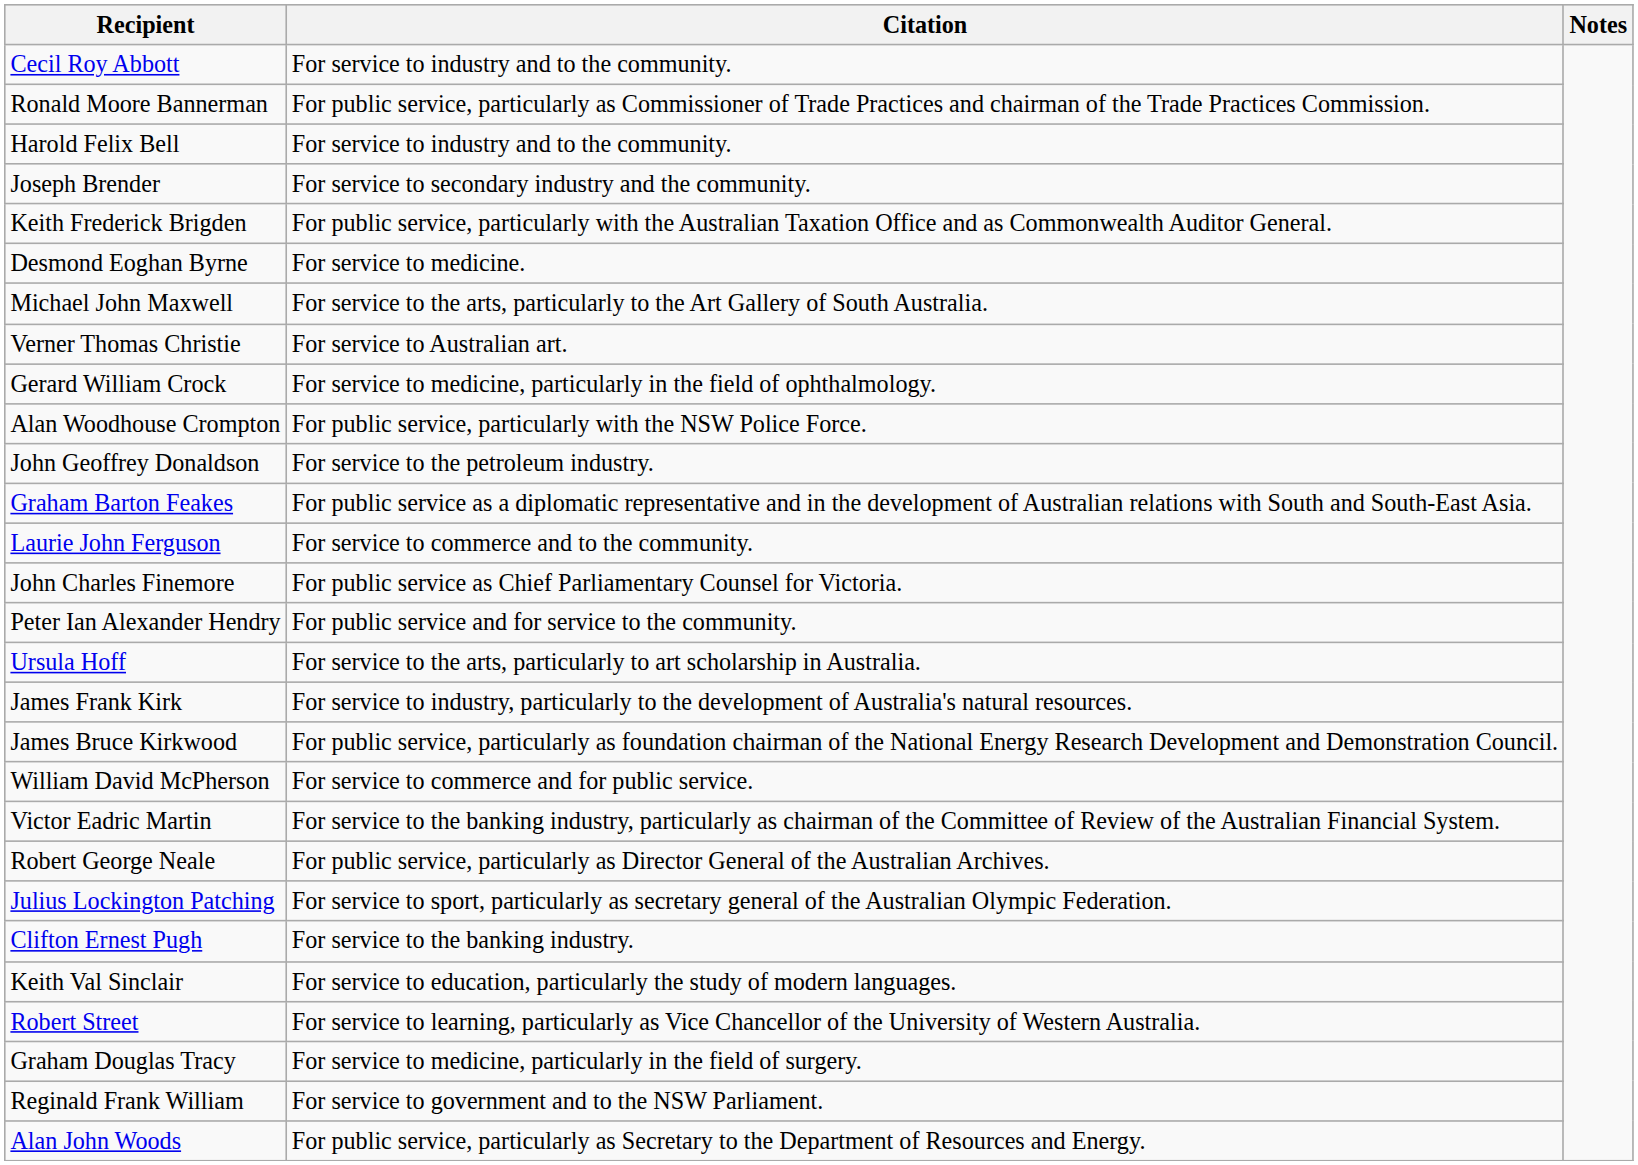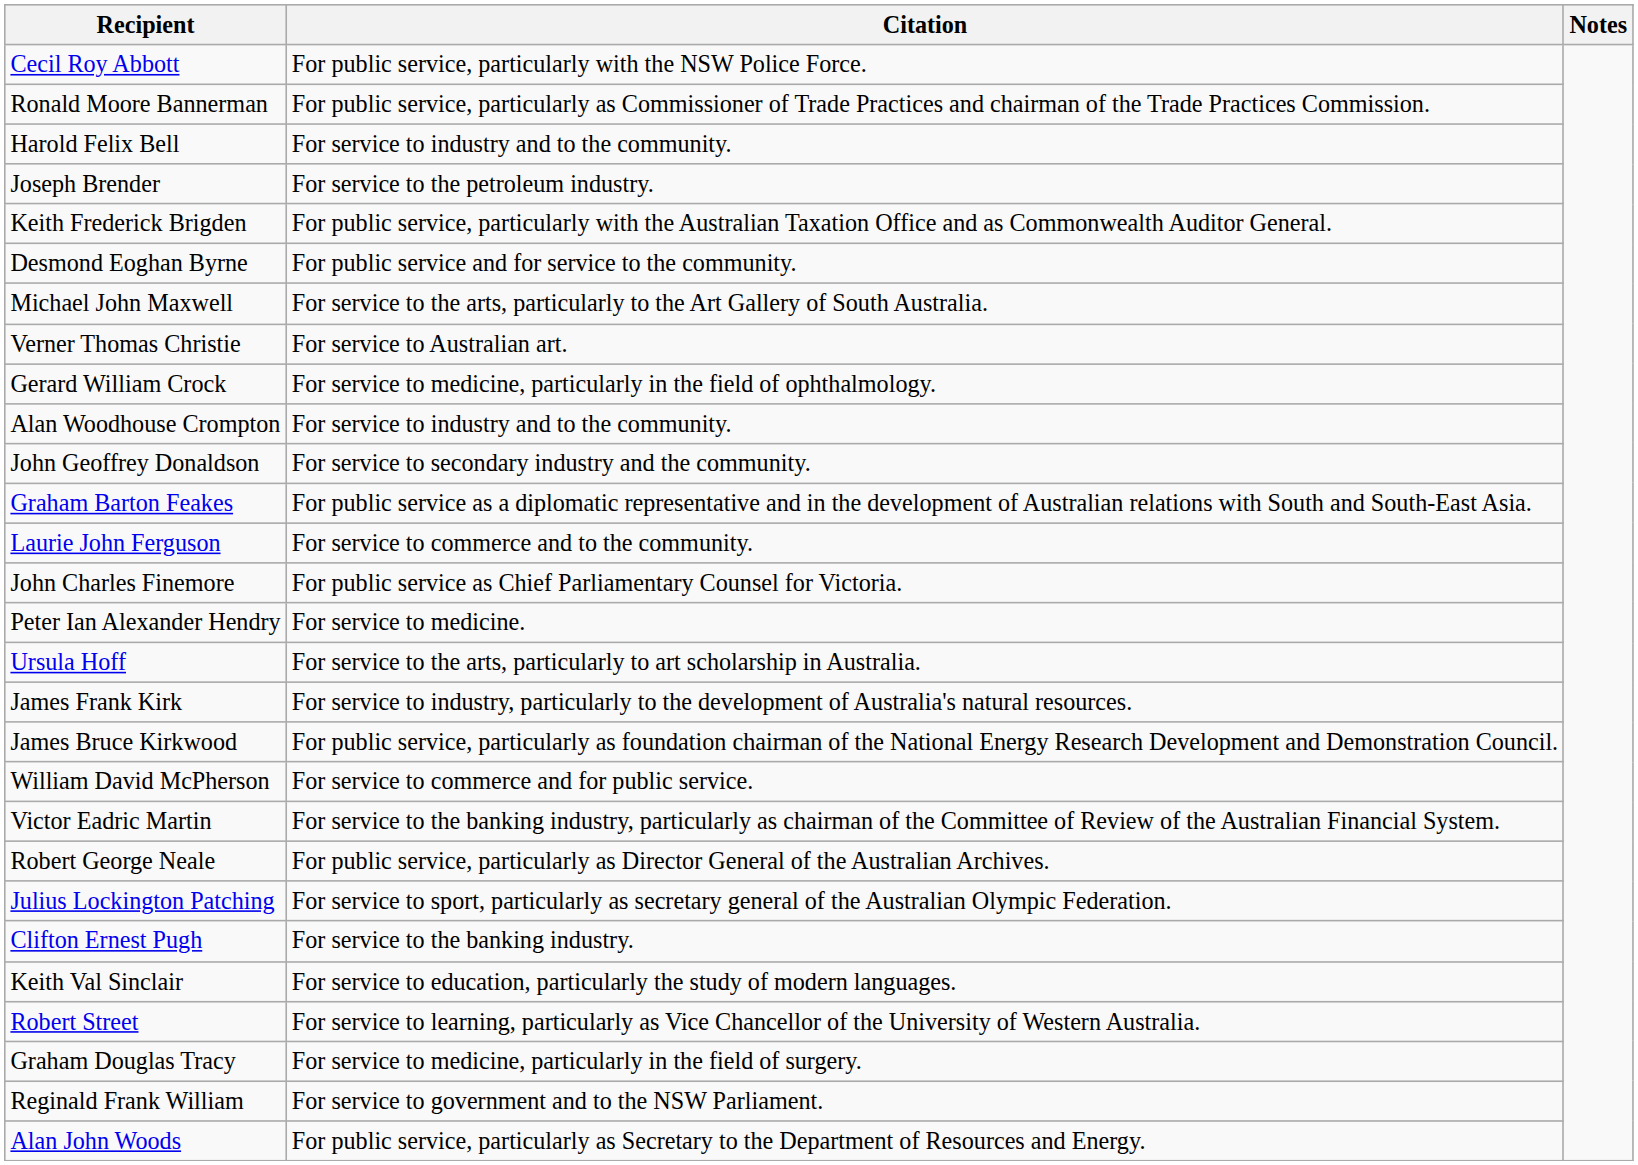(512, 64) For service to industry and to the community. -> (579, 64) For public service, particularly with the NSW Police Force.
(551, 184) For service to secondary industry and the community. -> (473, 184) For service to the petroleum industry.
(409, 263) For service to medicine. -> (544, 263) For public service and for service to the community.
(579, 423) For public service, particularly with the NSW Police Force. -> (512, 423) For service to industry and to the community.
(473, 462) For service to the petroleum industry. -> (551, 462) For service to secondary industry and the community.
(544, 622) For public service and for service to the community. -> (409, 622) For service to medicine.
